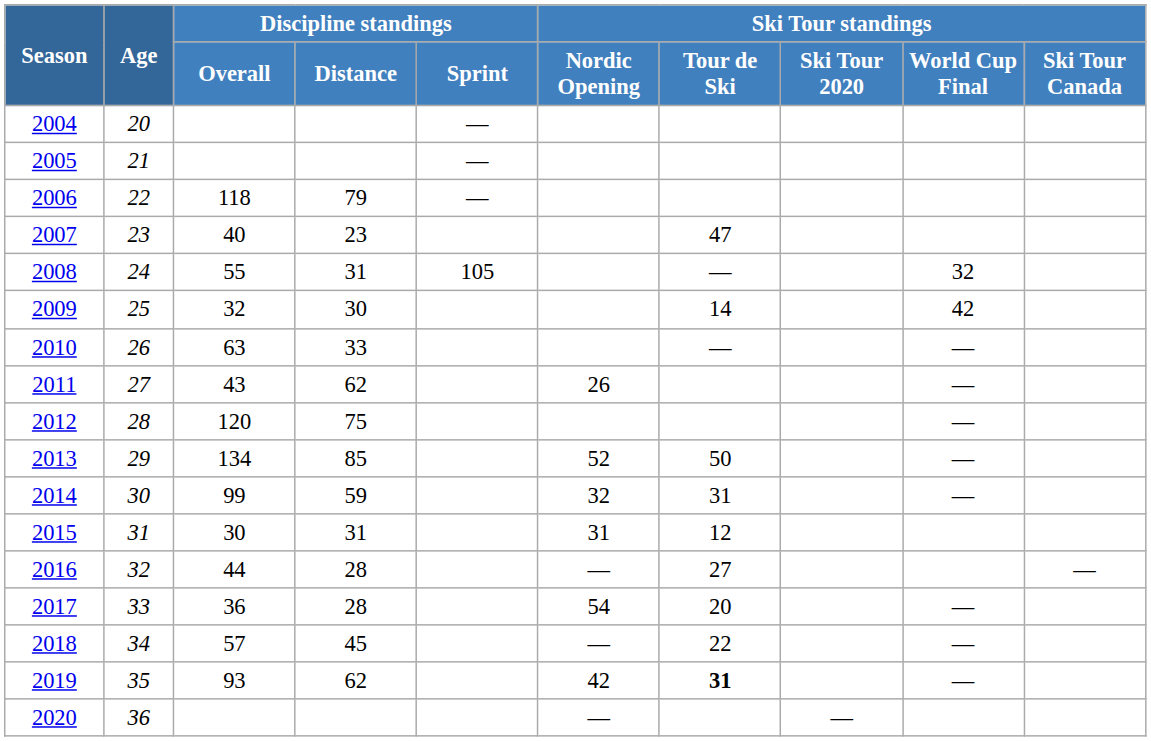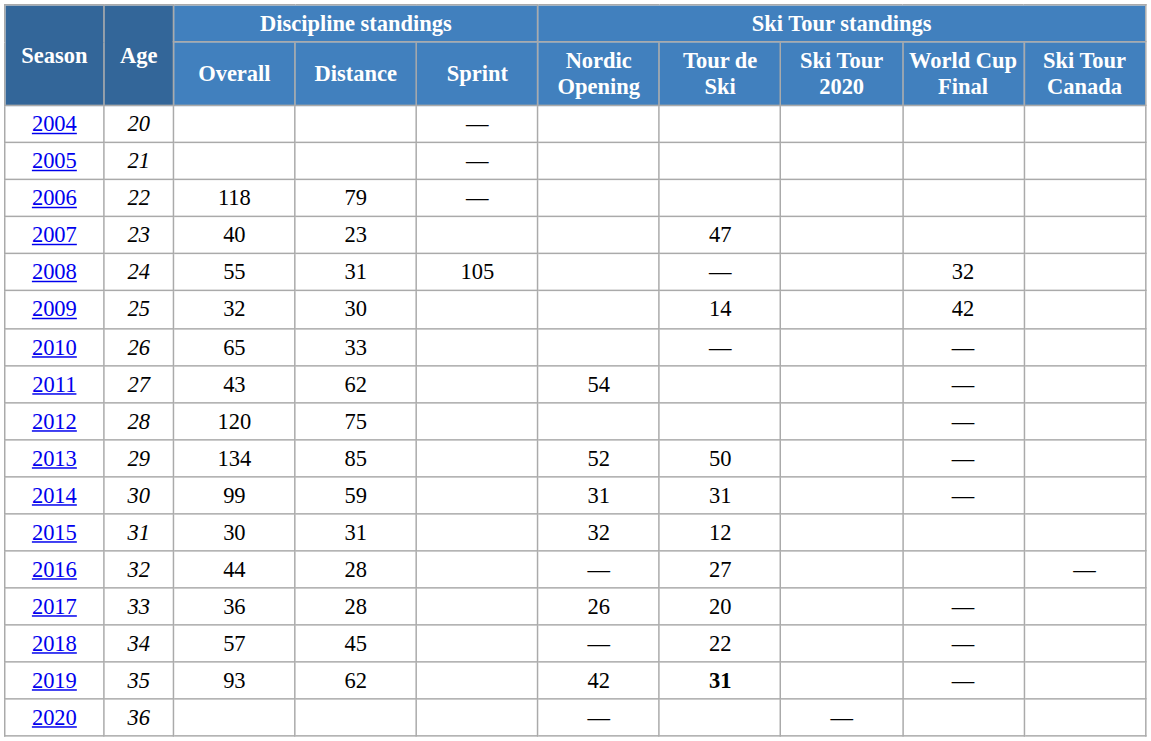(234, 346) 63 -> (234, 346) 65
(599, 383) 26 -> (599, 383) 54
(599, 494) 32 -> (599, 494) 31
(599, 532) 31 -> (599, 532) 32
(599, 606) 54 -> (599, 606) 26
